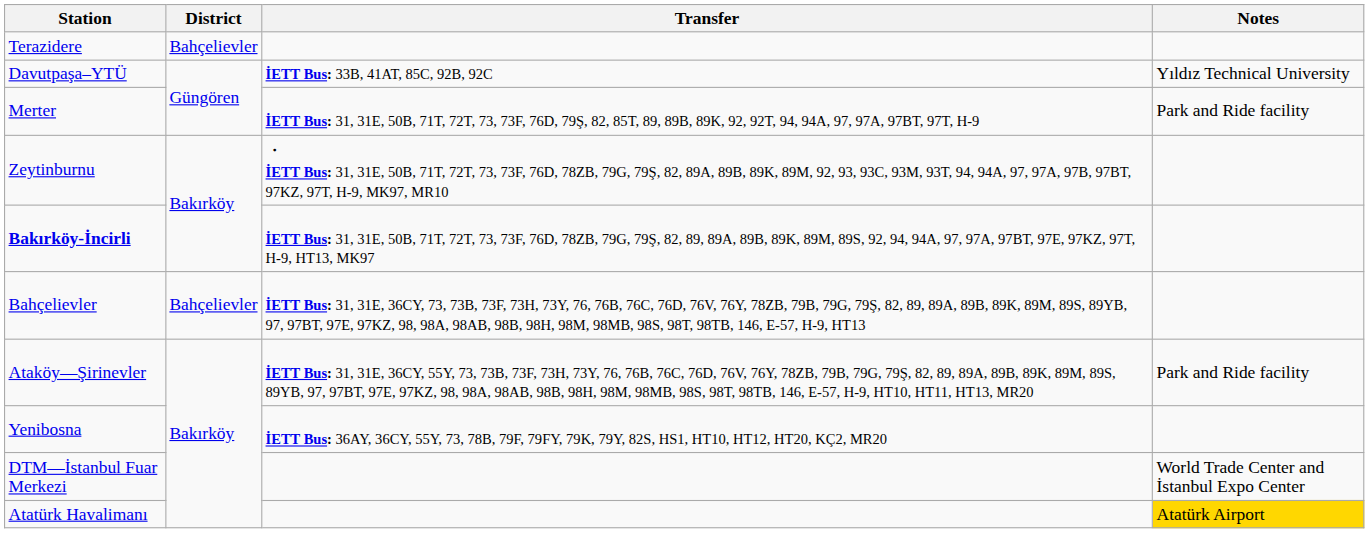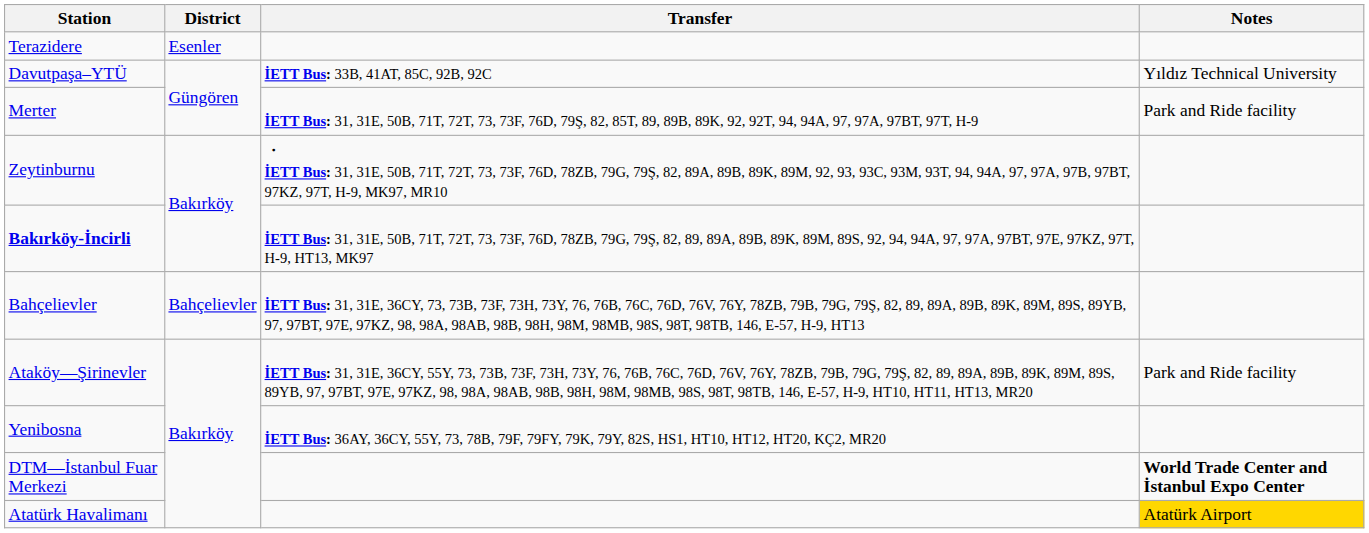(213, 45) Bahçelievler -> (195, 45) Esenler
(1240, 476) normal -> (1235, 476) bold
